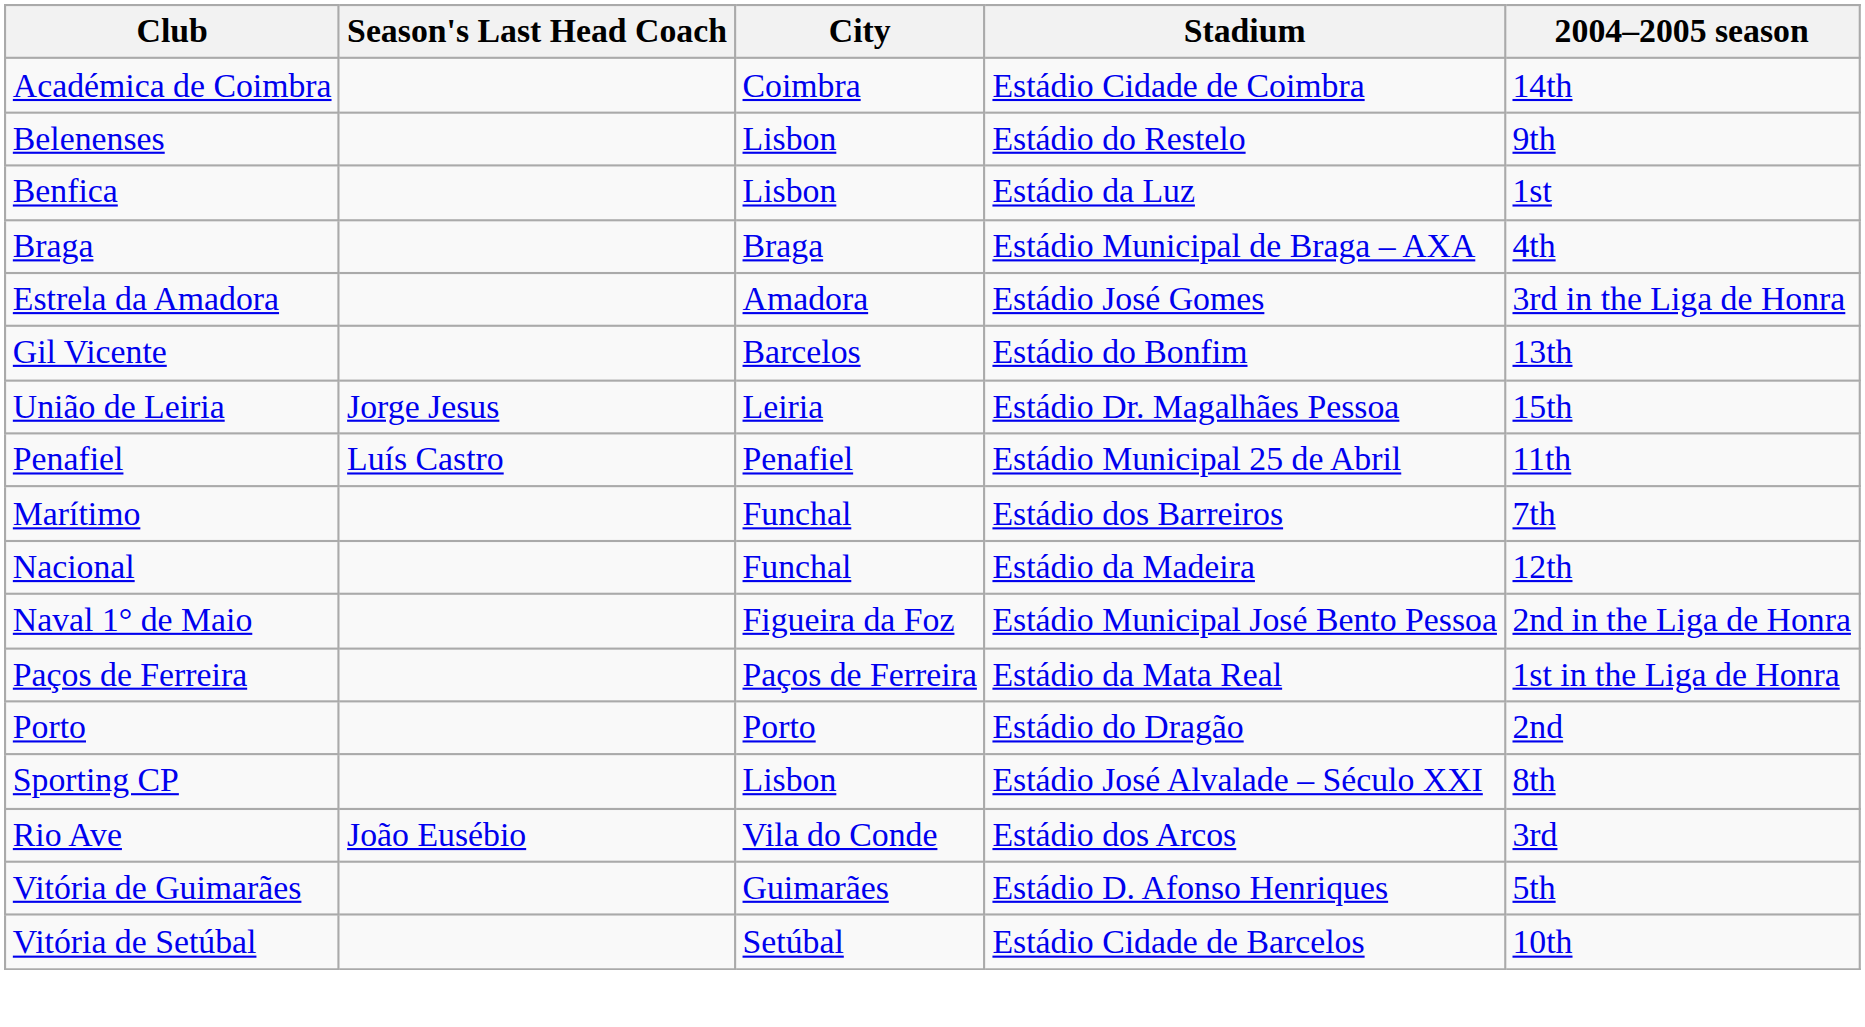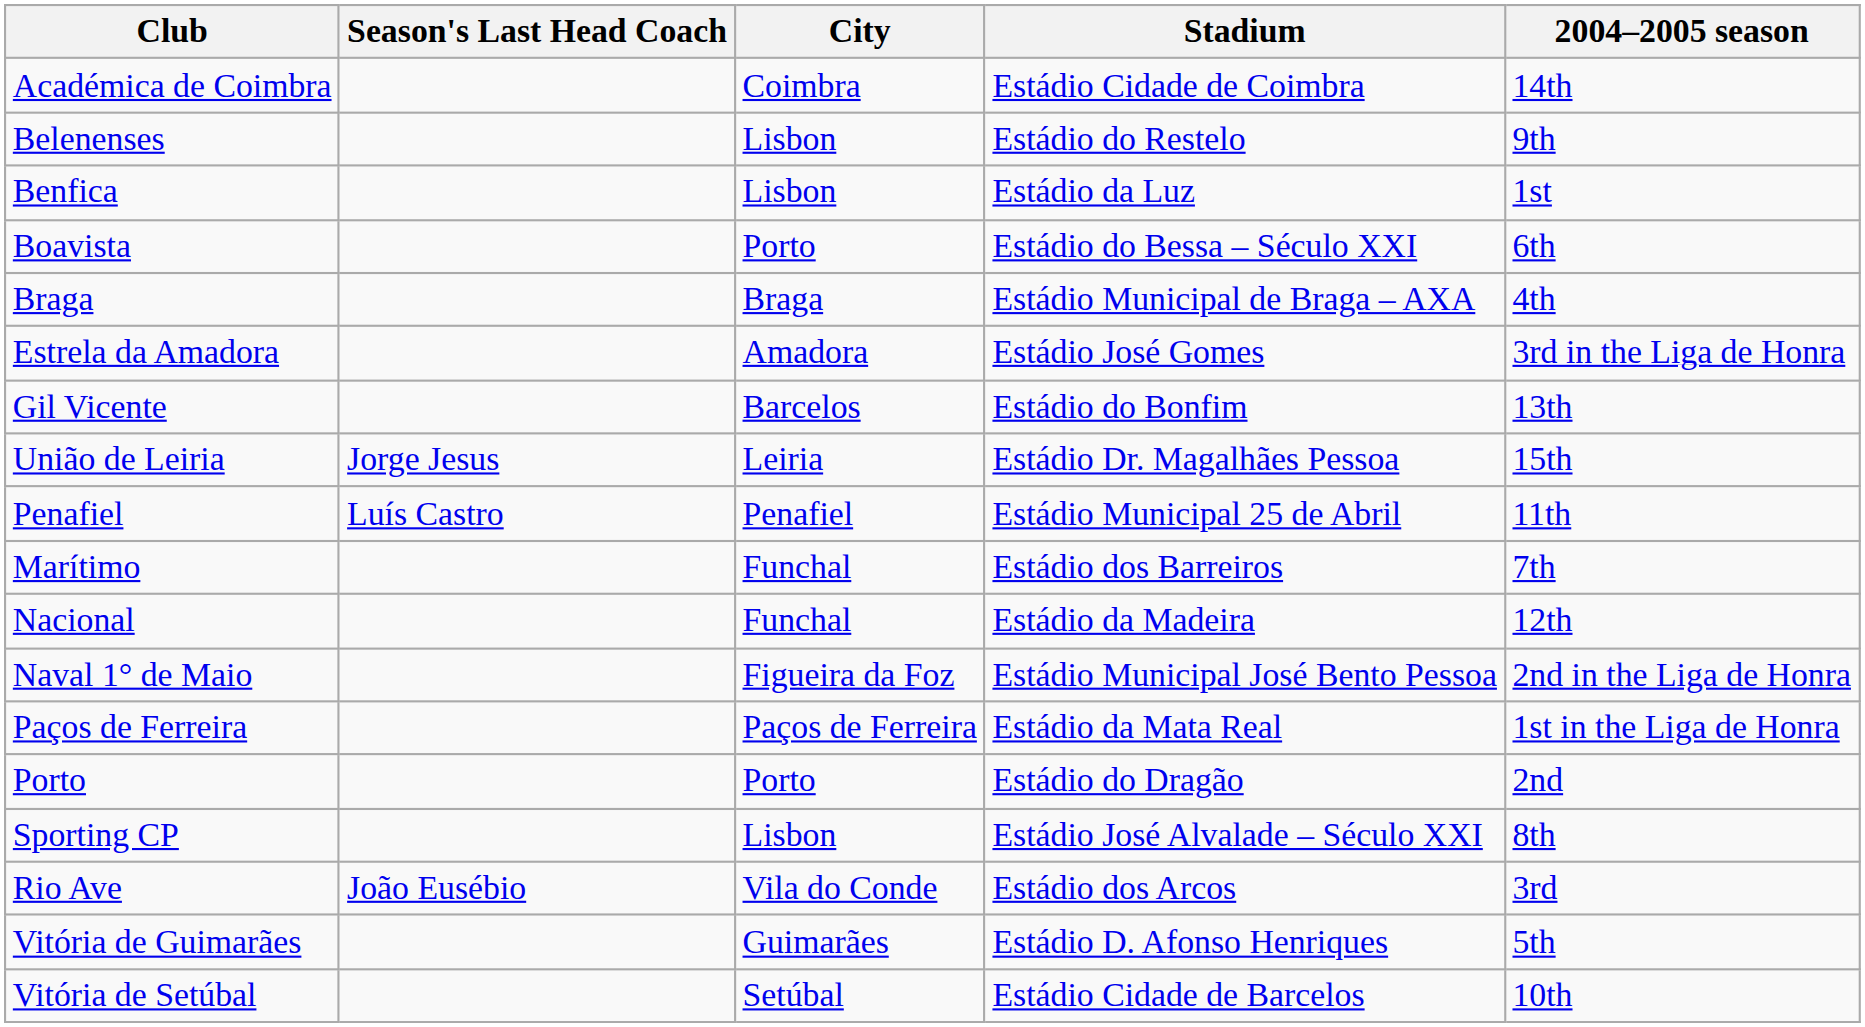+ row: (72, 245)
